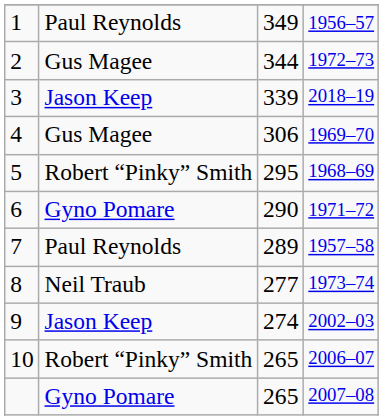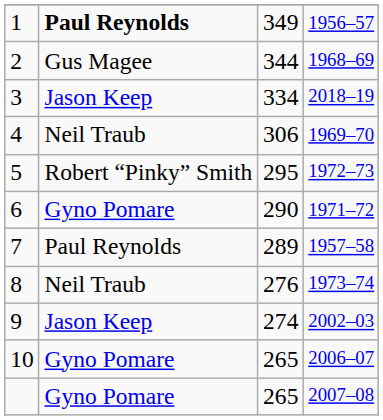(113, 23) normal -> (117, 23) bold
(341, 60) 1972–73 -> (341, 60) 1968–69
(281, 97) 339 -> (281, 97) 334
(98, 135) Gus Magee -> (95, 135) Neil Traub
(341, 172) 1968–69 -> (341, 172) 1972–73
(281, 284) 277 -> (281, 284) 276
(148, 358) Robert “Pinky” Smith -> (110, 358) Gyno Pomare
